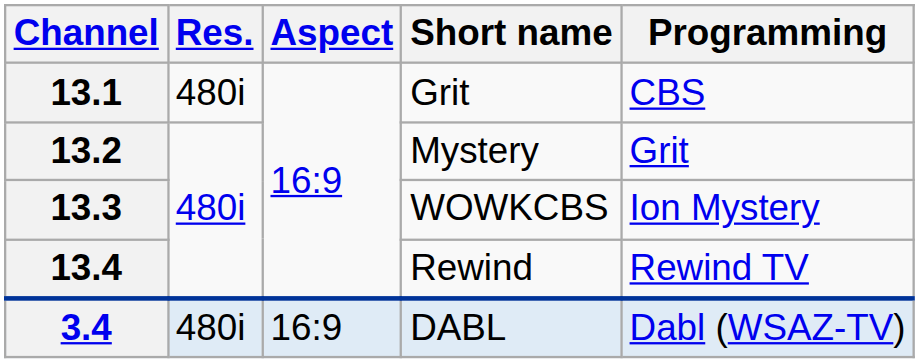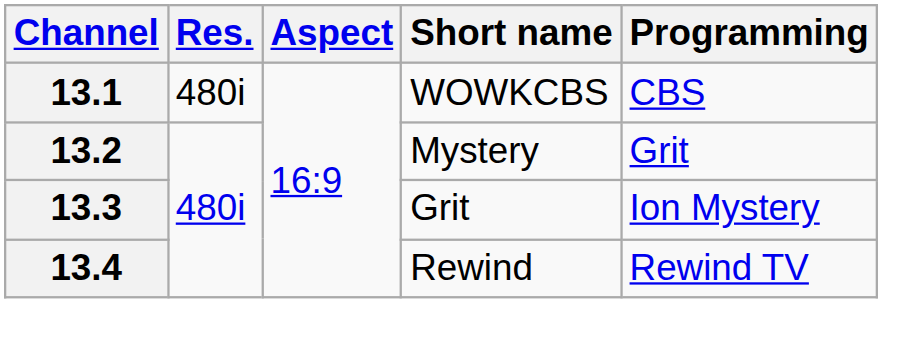(440, 92) Grit -> (509, 92) WOWKCBS
(509, 208) WOWKCBS -> (440, 208) Grit
- row: (86, 327)
